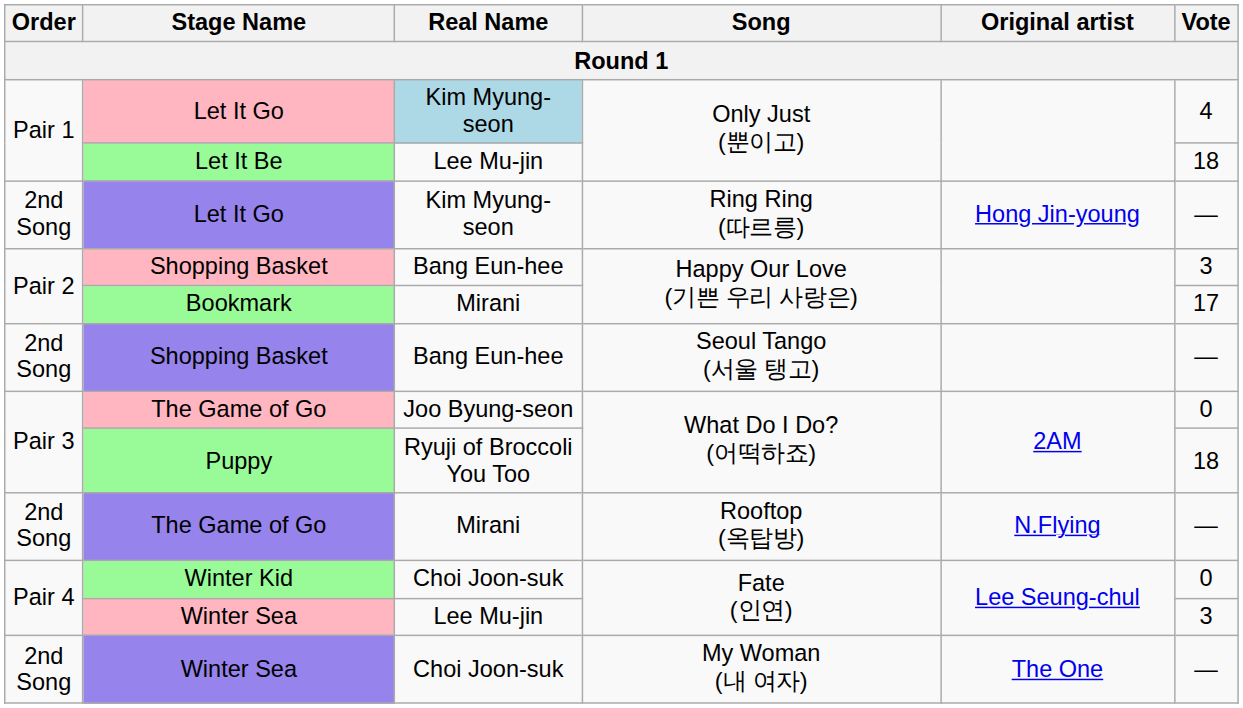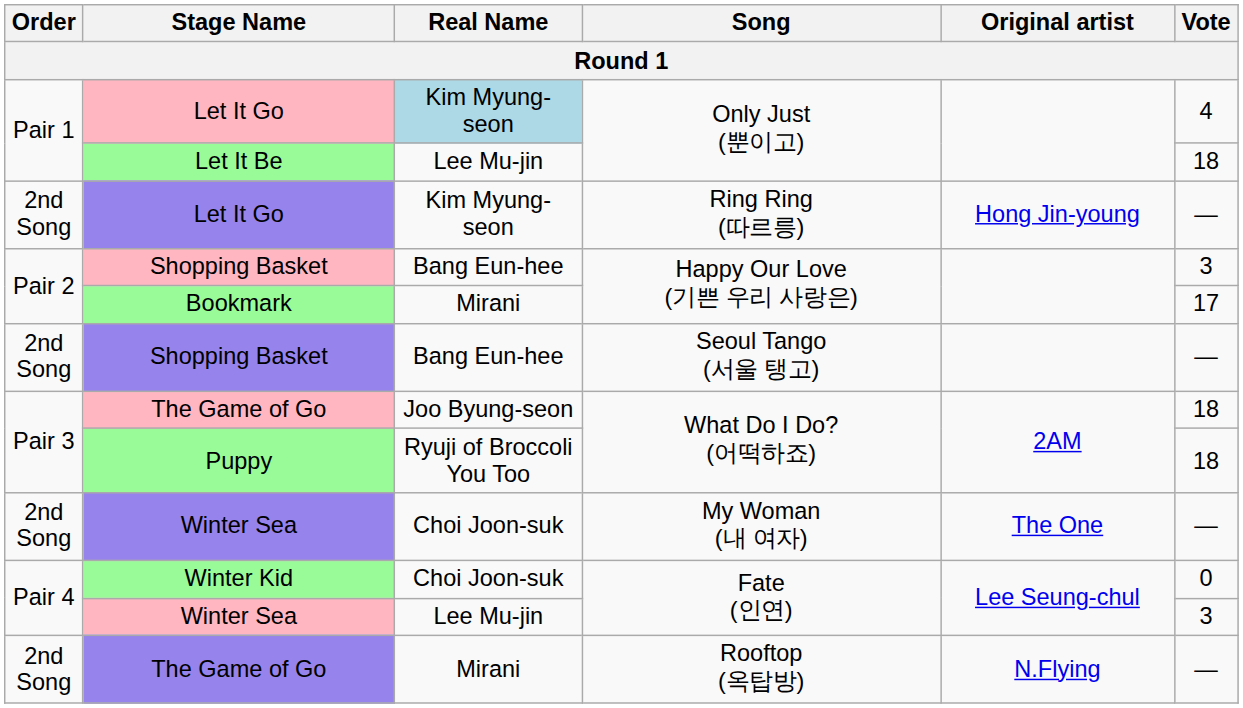(1206, 409) 0 -> (1206, 409) 18
rows swapped: (239, 526) <-> (239, 669)
